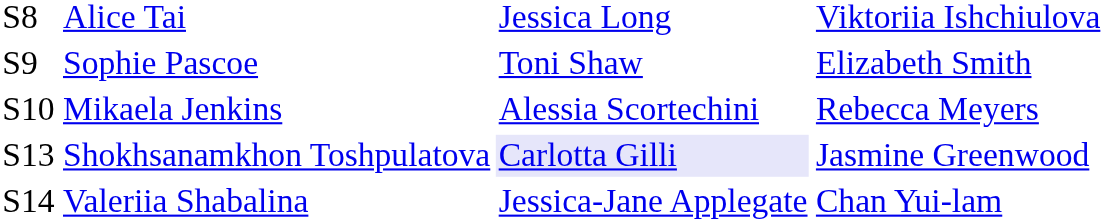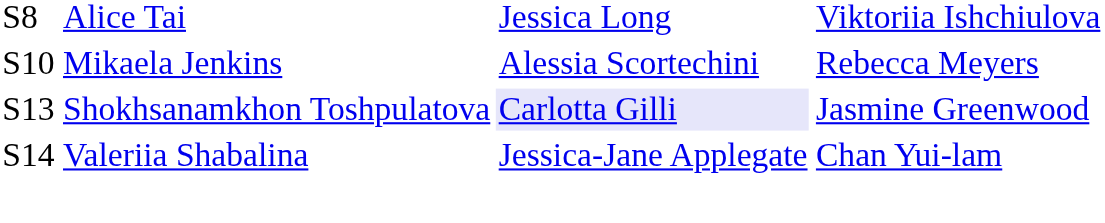- row: (161, 62)
